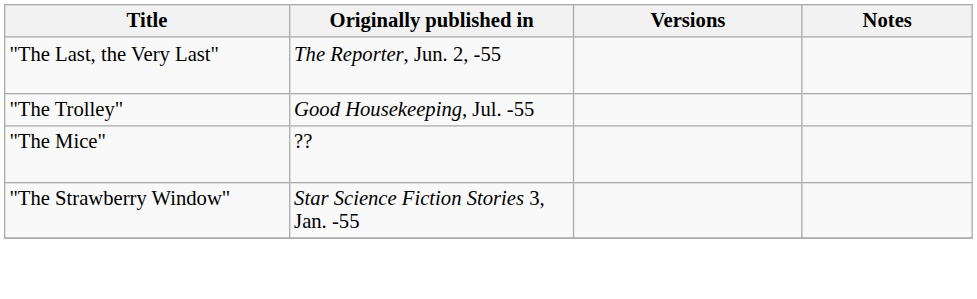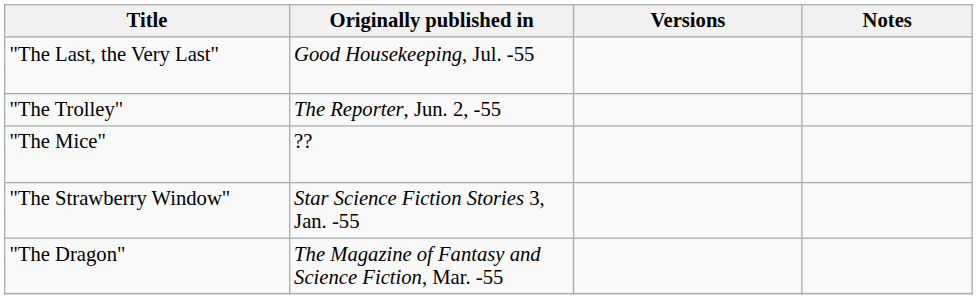(398, 53) The Reporter, Jun. 2, -55 -> (414, 53) Good Housekeeping, Jul. -55
(414, 109) Good Housekeeping, Jul. -55 -> (398, 109) The Reporter, Jun. 2, -55
+ row: (67, 254)
